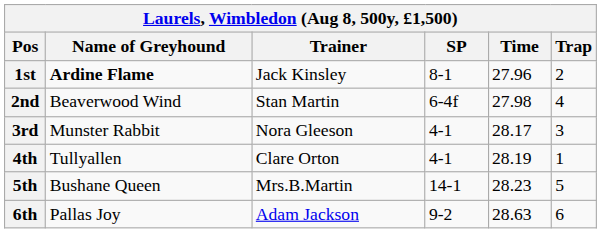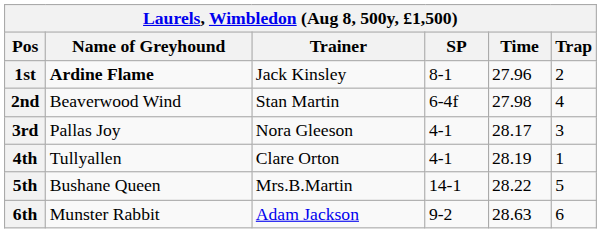(105, 130) Munster Rabbit -> (85, 130) Pallas Joy
(512, 185) 28.23 -> (512, 185) 28.22
(85, 213) Pallas Joy -> (105, 213) Munster Rabbit
